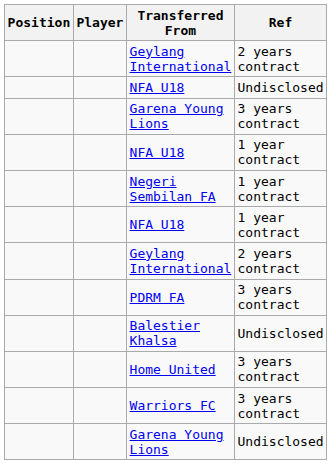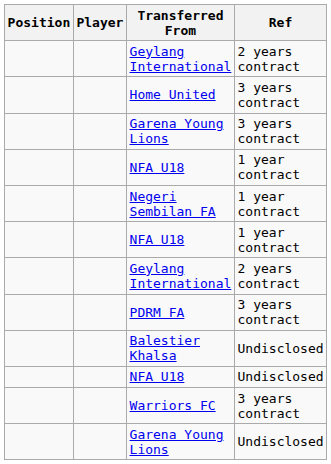rows swapped: (173, 369) <-> (157, 87)
